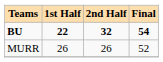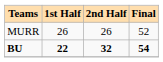rows swapped: (23, 48) <-> (15, 31)
